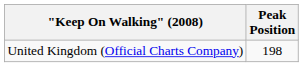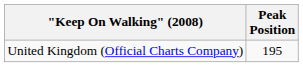(272, 51) 198 -> (272, 51) 195
